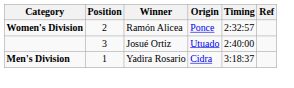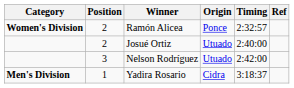(105, 43) 3 -> (105, 43) 2
+ row: (162, 59)
